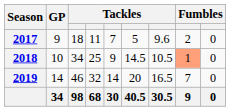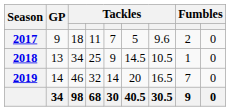(57, 58) 10 -> (57, 58) 13
(188, 58) lightsalmon background -> (188, 58) no background
